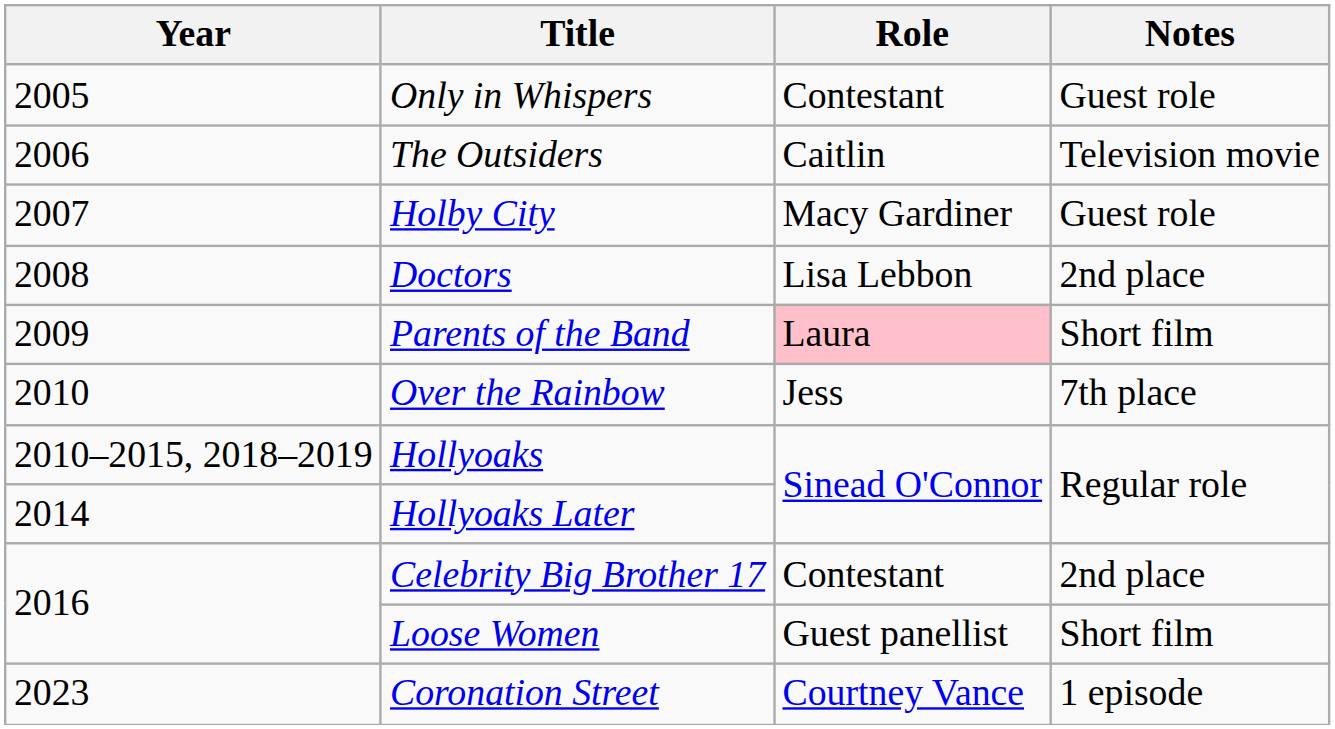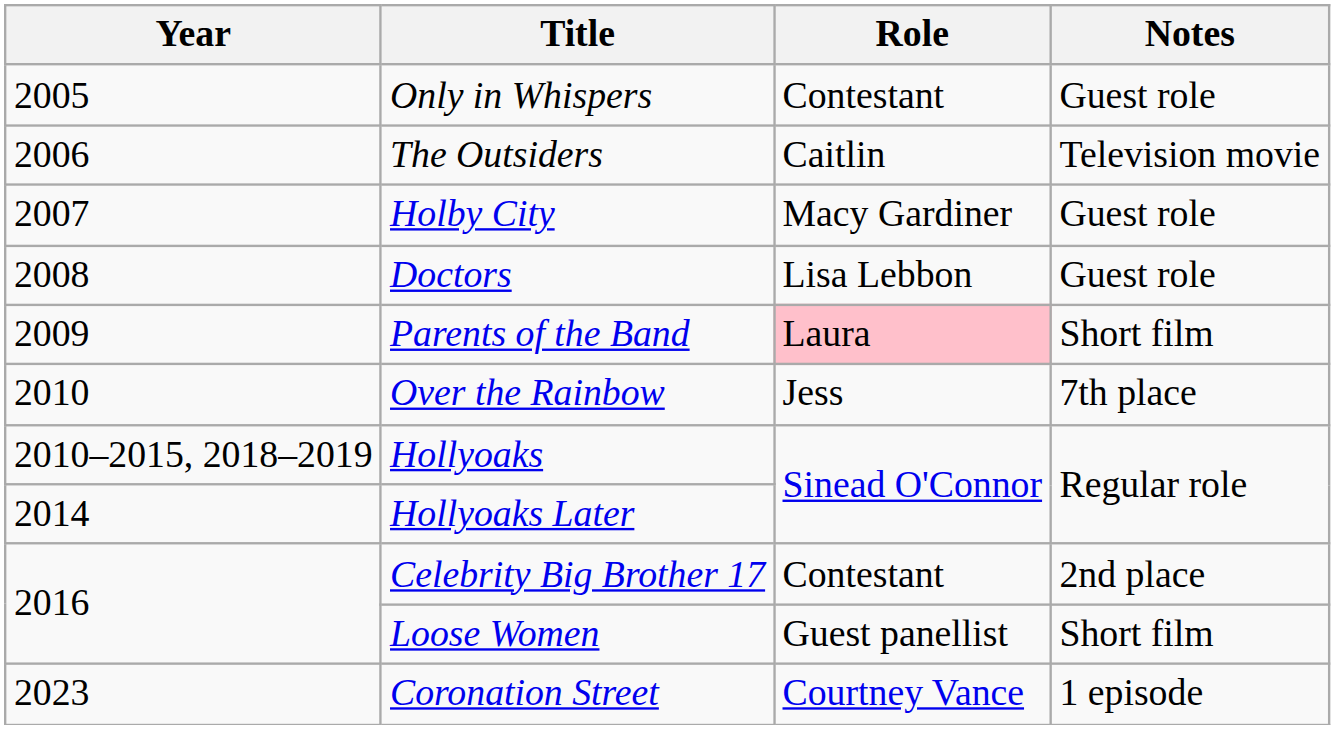(1132, 273) 2nd place -> (1138, 273) Guest role
